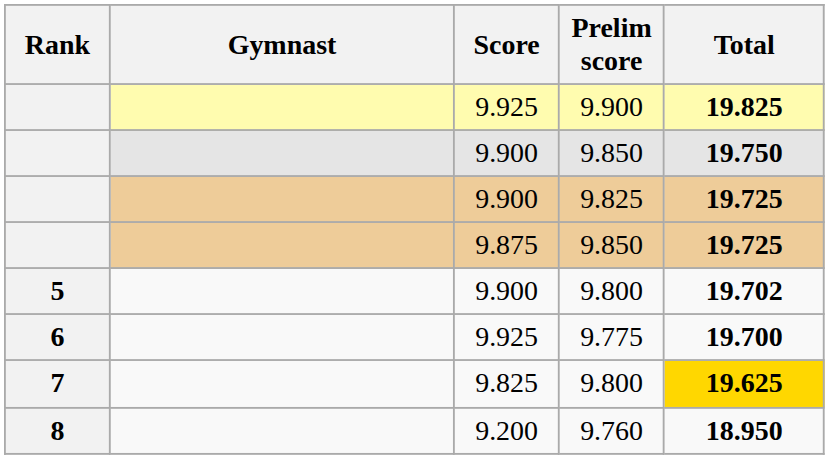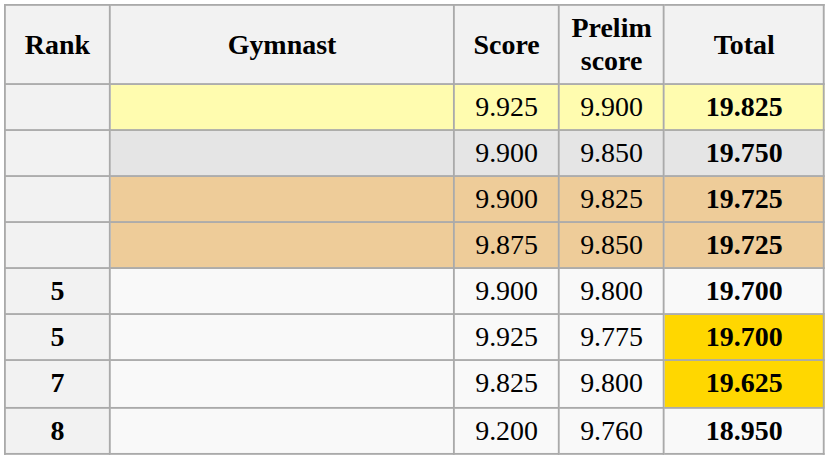(744, 291) 19.702 -> (744, 291) 19.700
(57, 337) 6 -> (57, 337) 5
(744, 337) no background -> (744, 337) gold background
